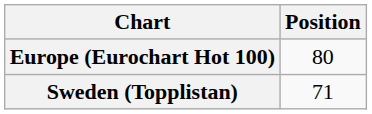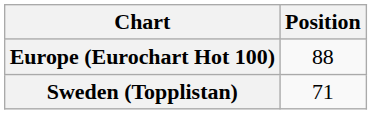(323, 56) 80 -> (323, 56) 88
